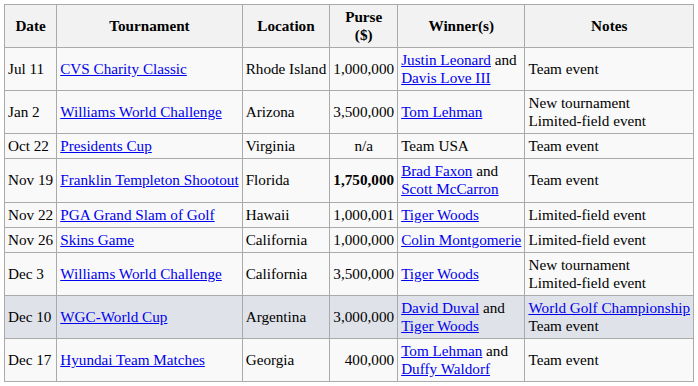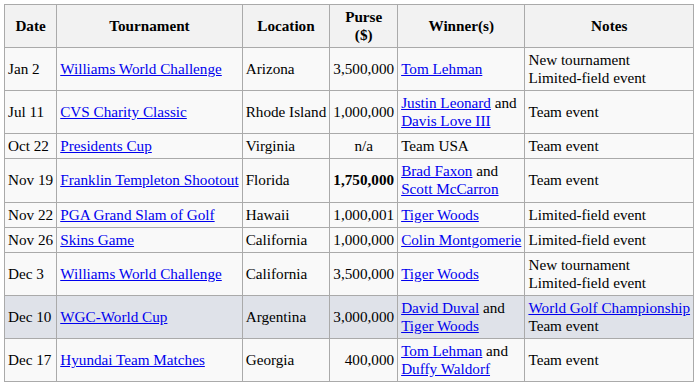rows swapped: (24, 112) <-> (26, 69)
